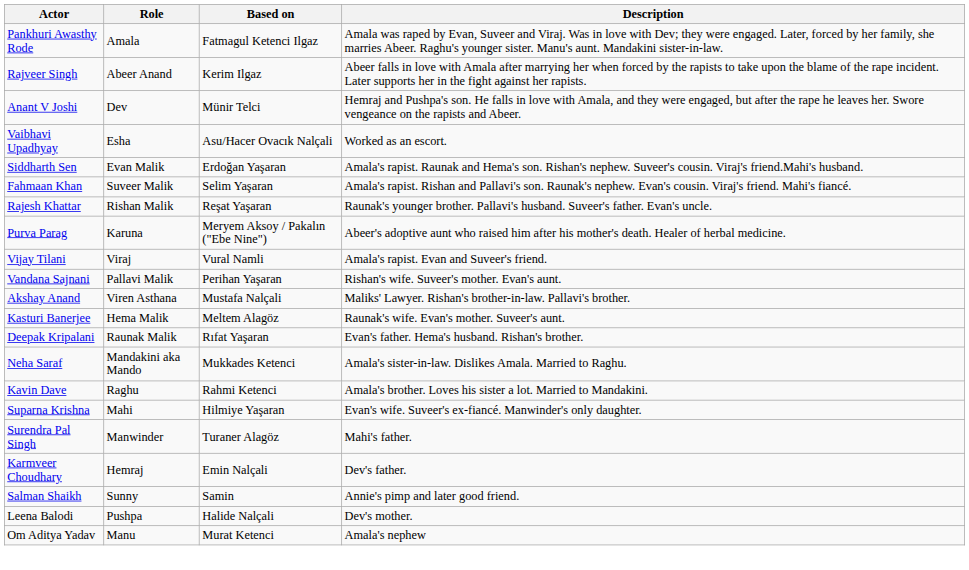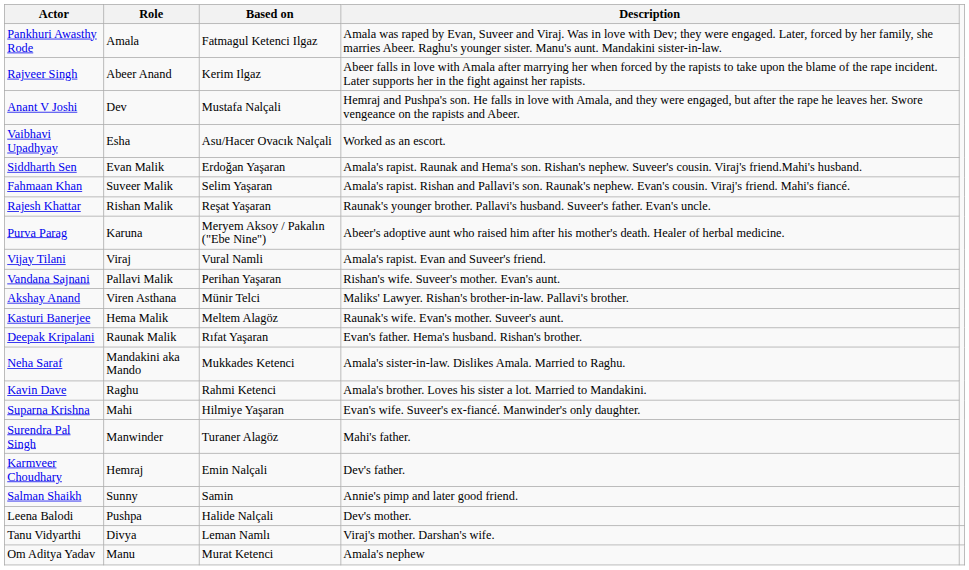(231, 107) Münir Telci -> (241, 107) Mustafa Nalçali
(242, 298) Mustafa Nalçali -> (231, 298) Münir Telci
+ row: (44, 535)
